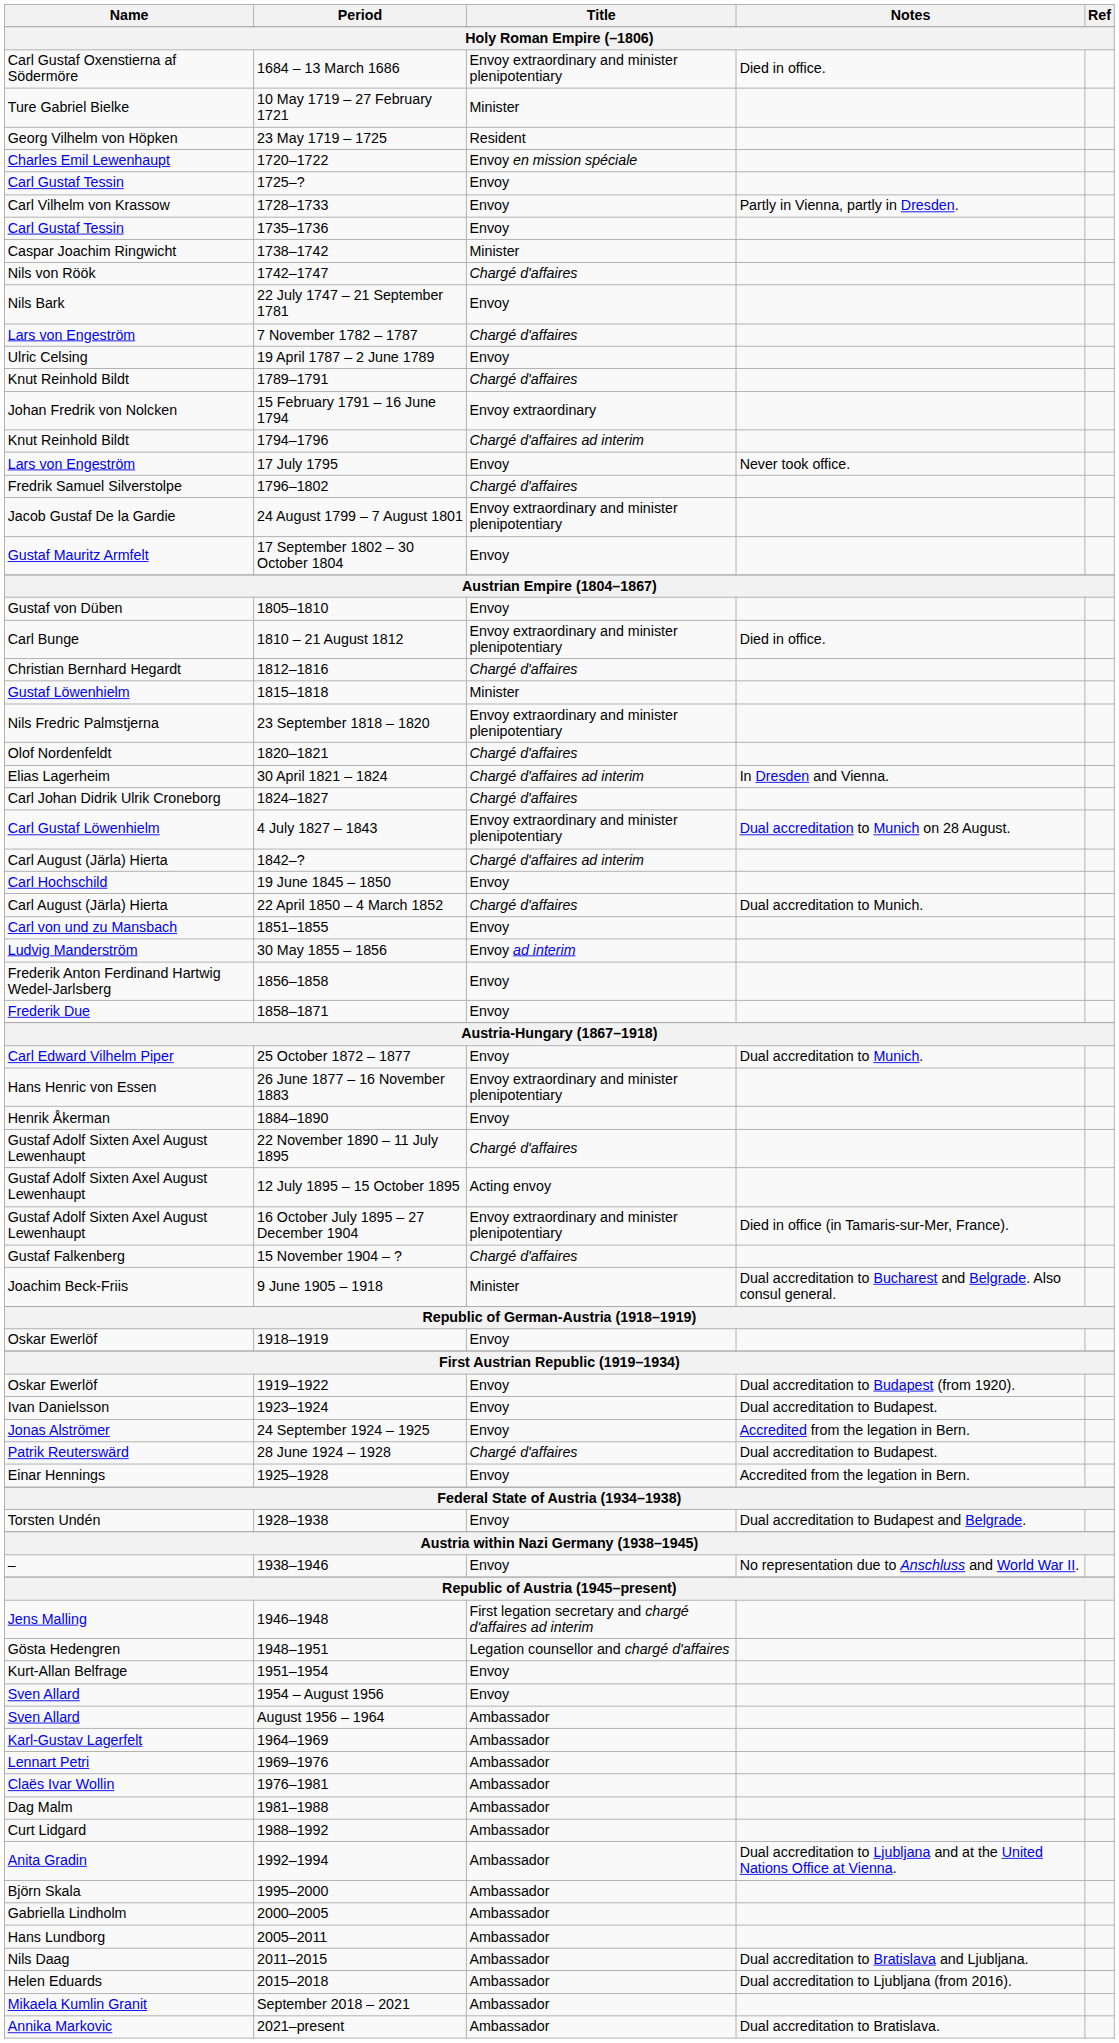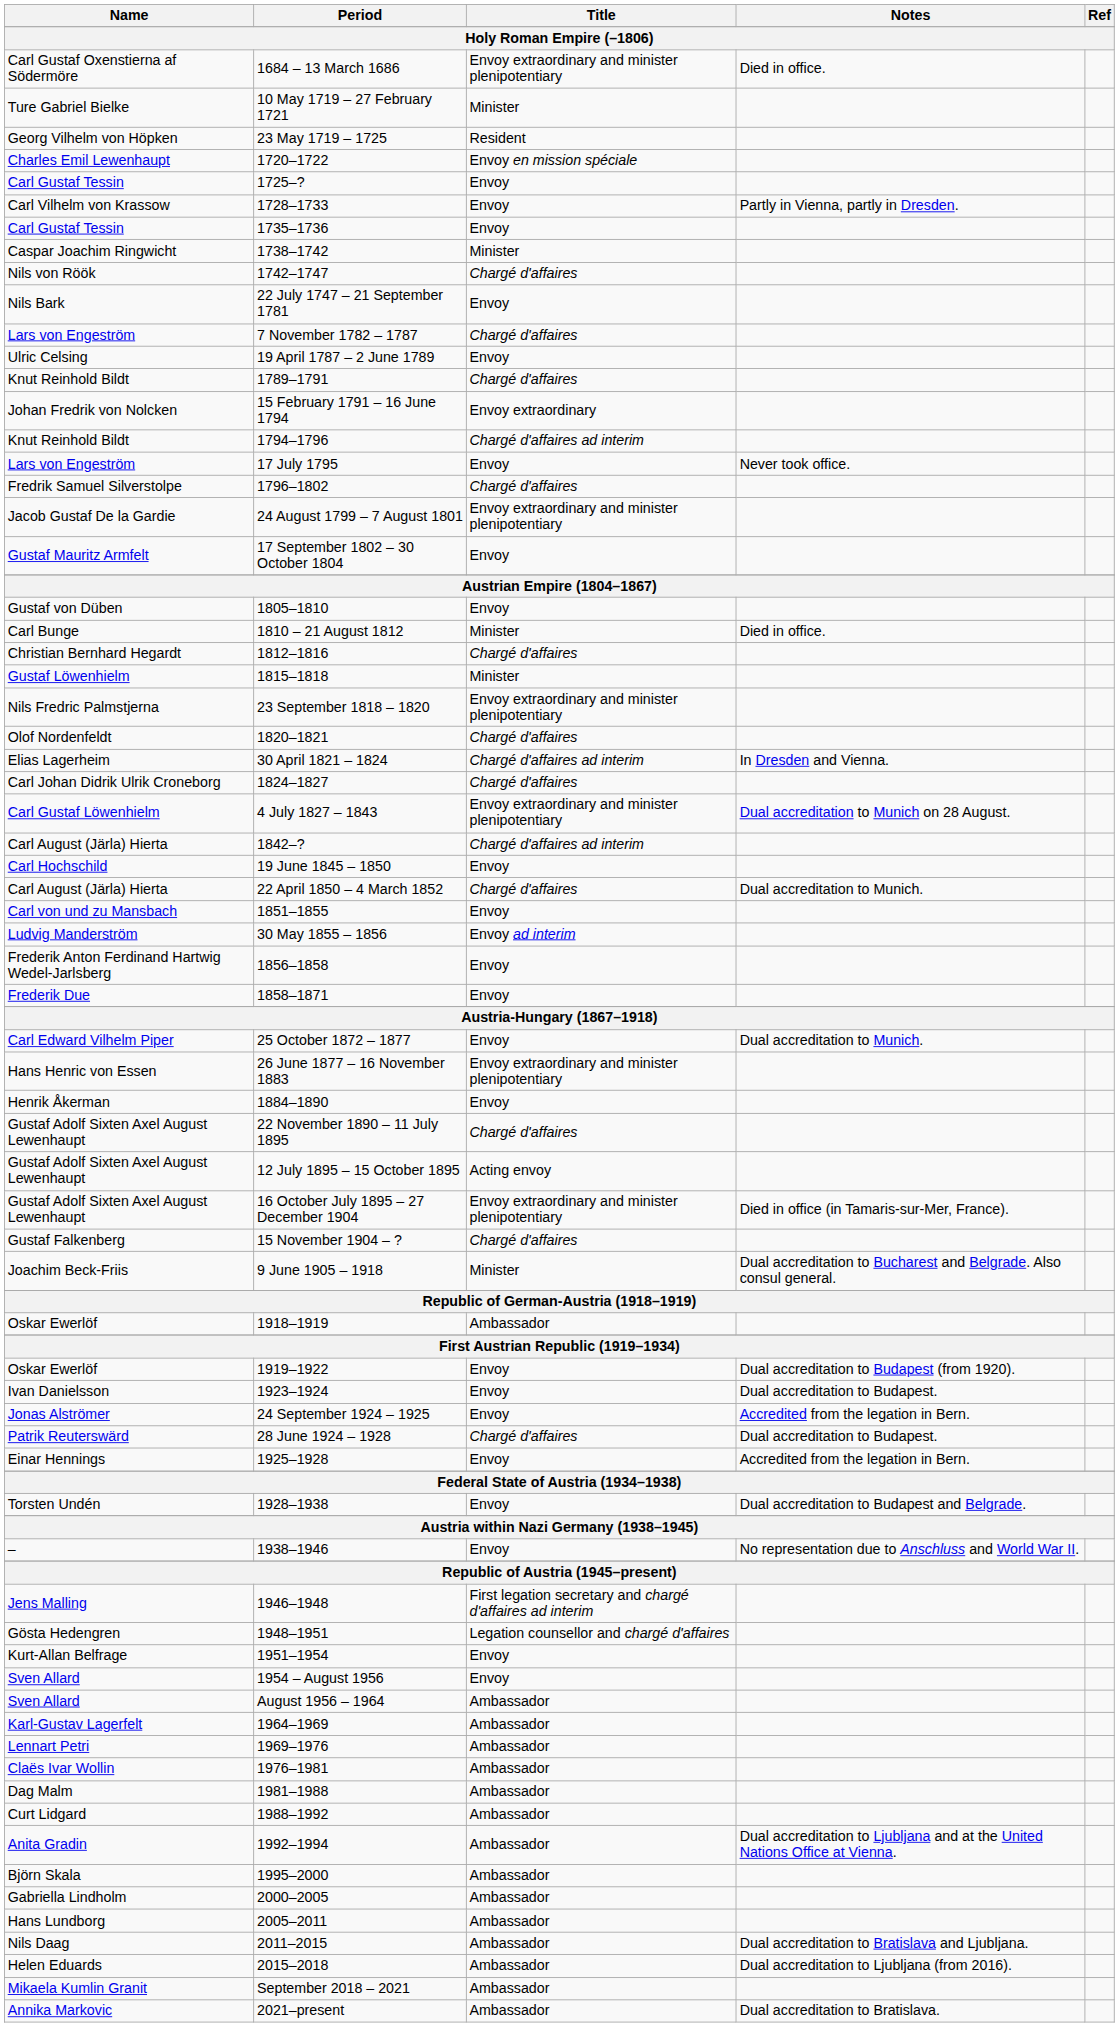(574, 639) Envoy extraordinary and minister plenipotentiary -> (494, 631) Minister
(489, 1340) Envoy -> (509, 1324) Ambassador
